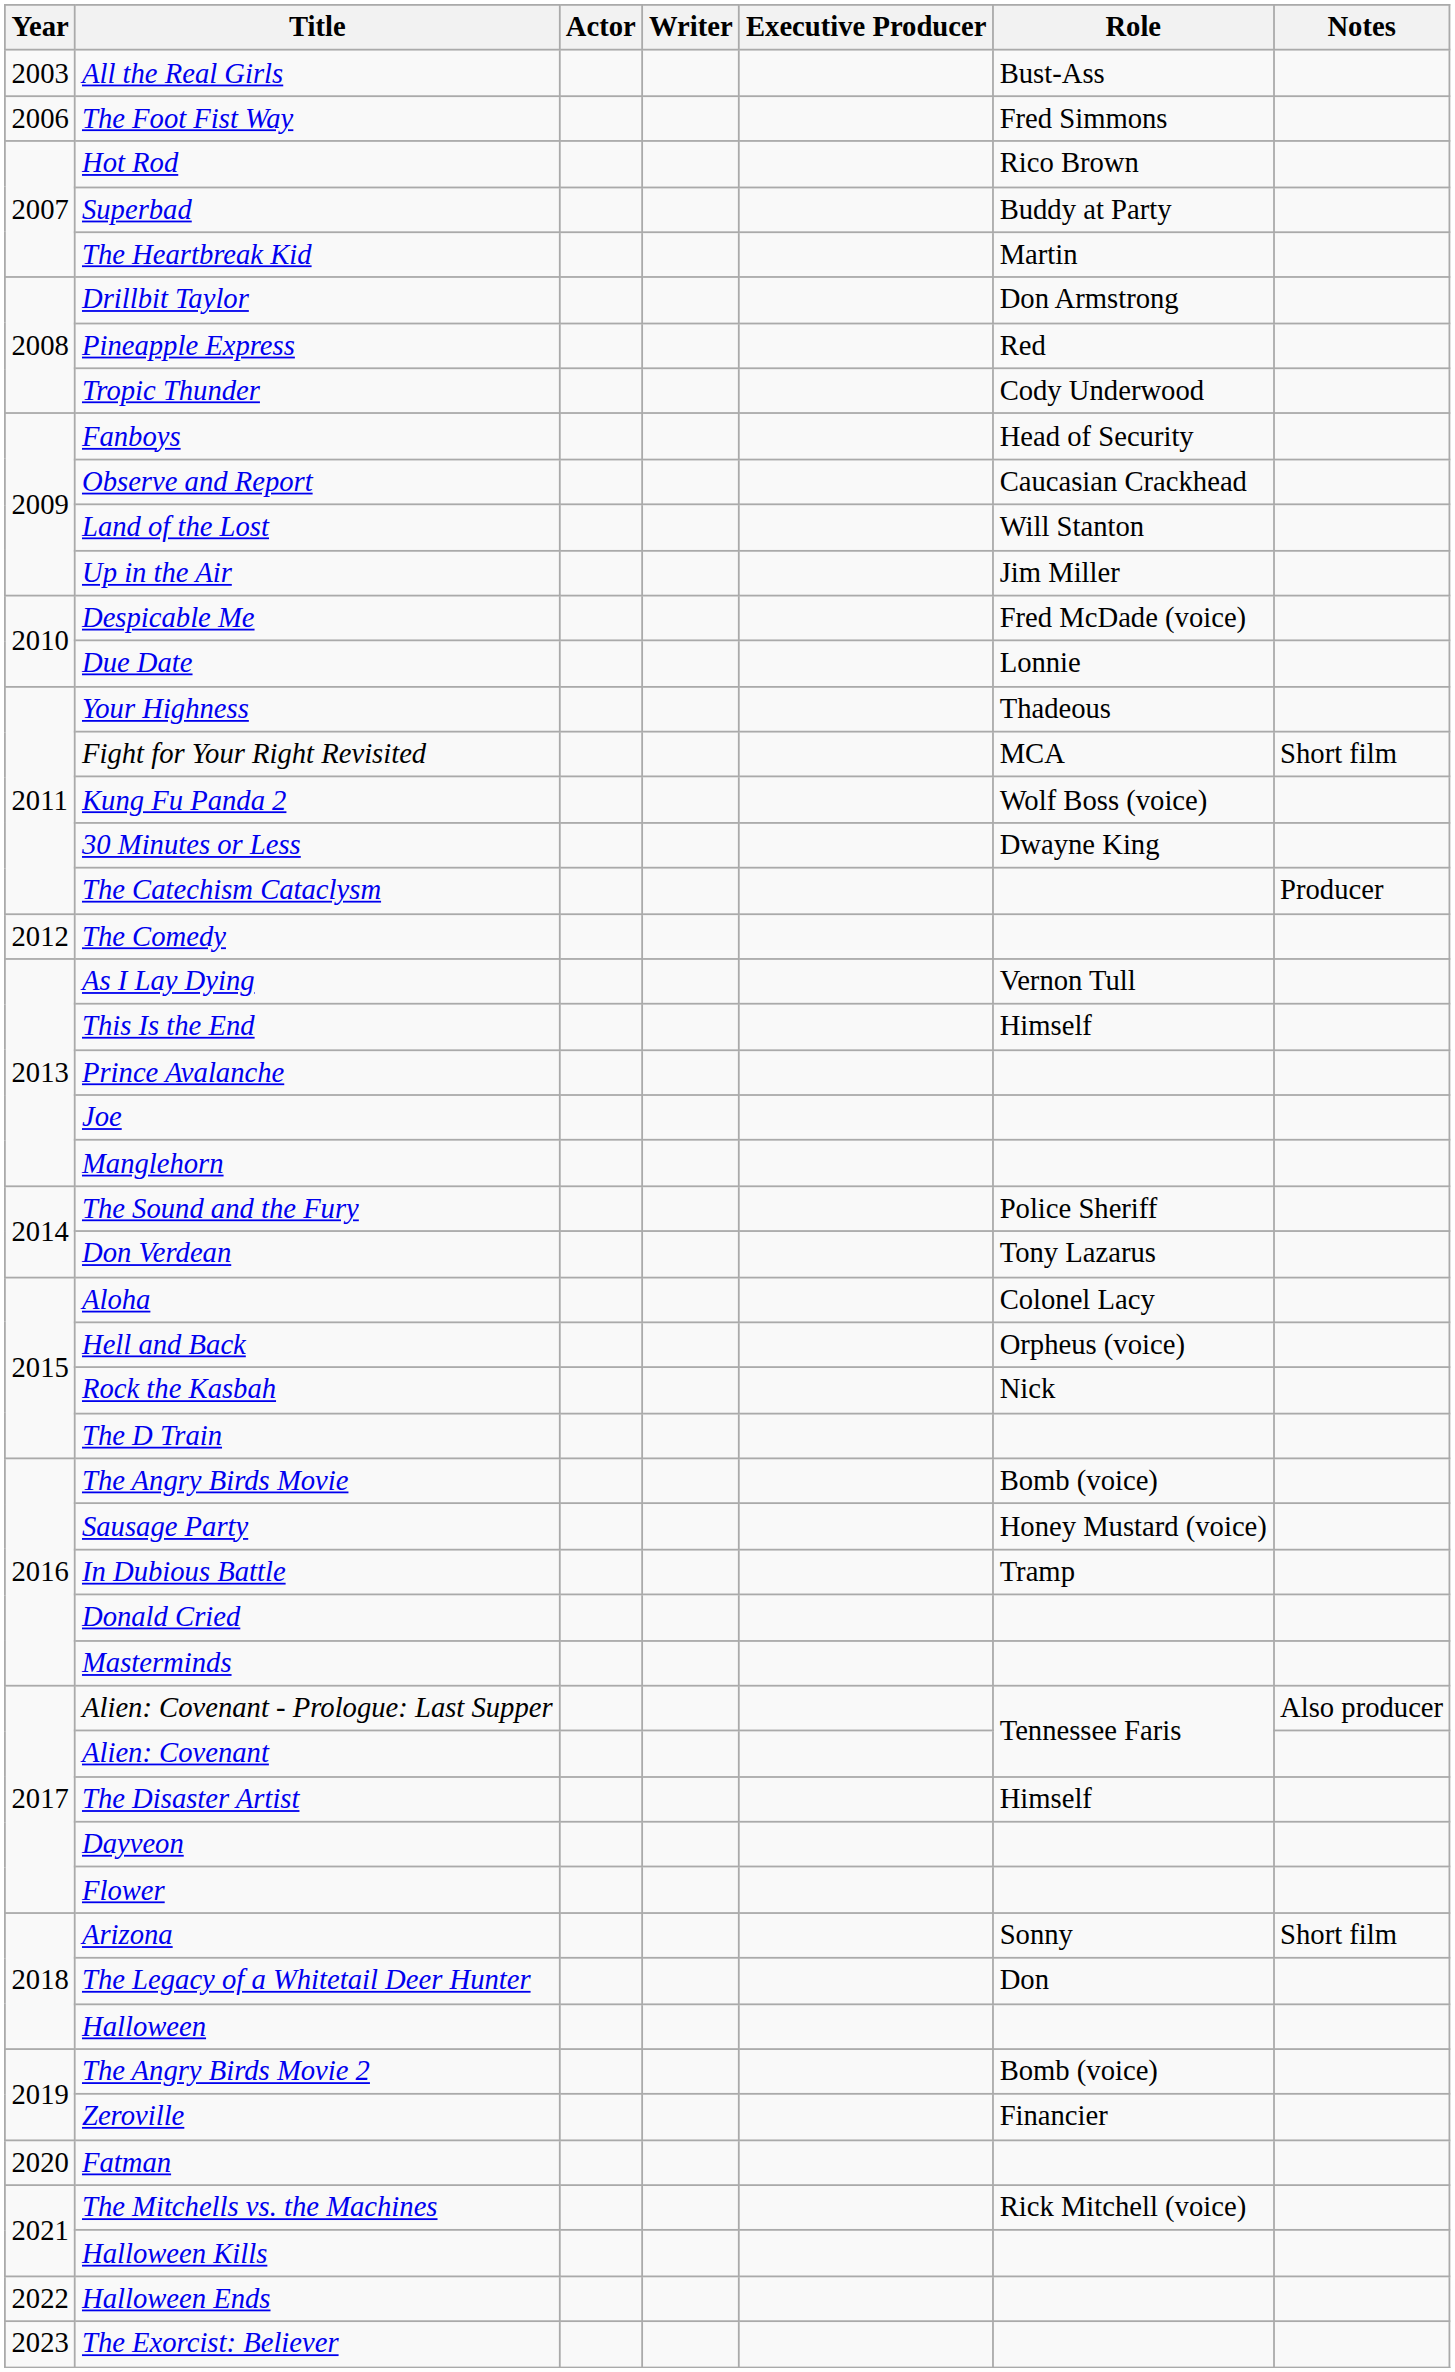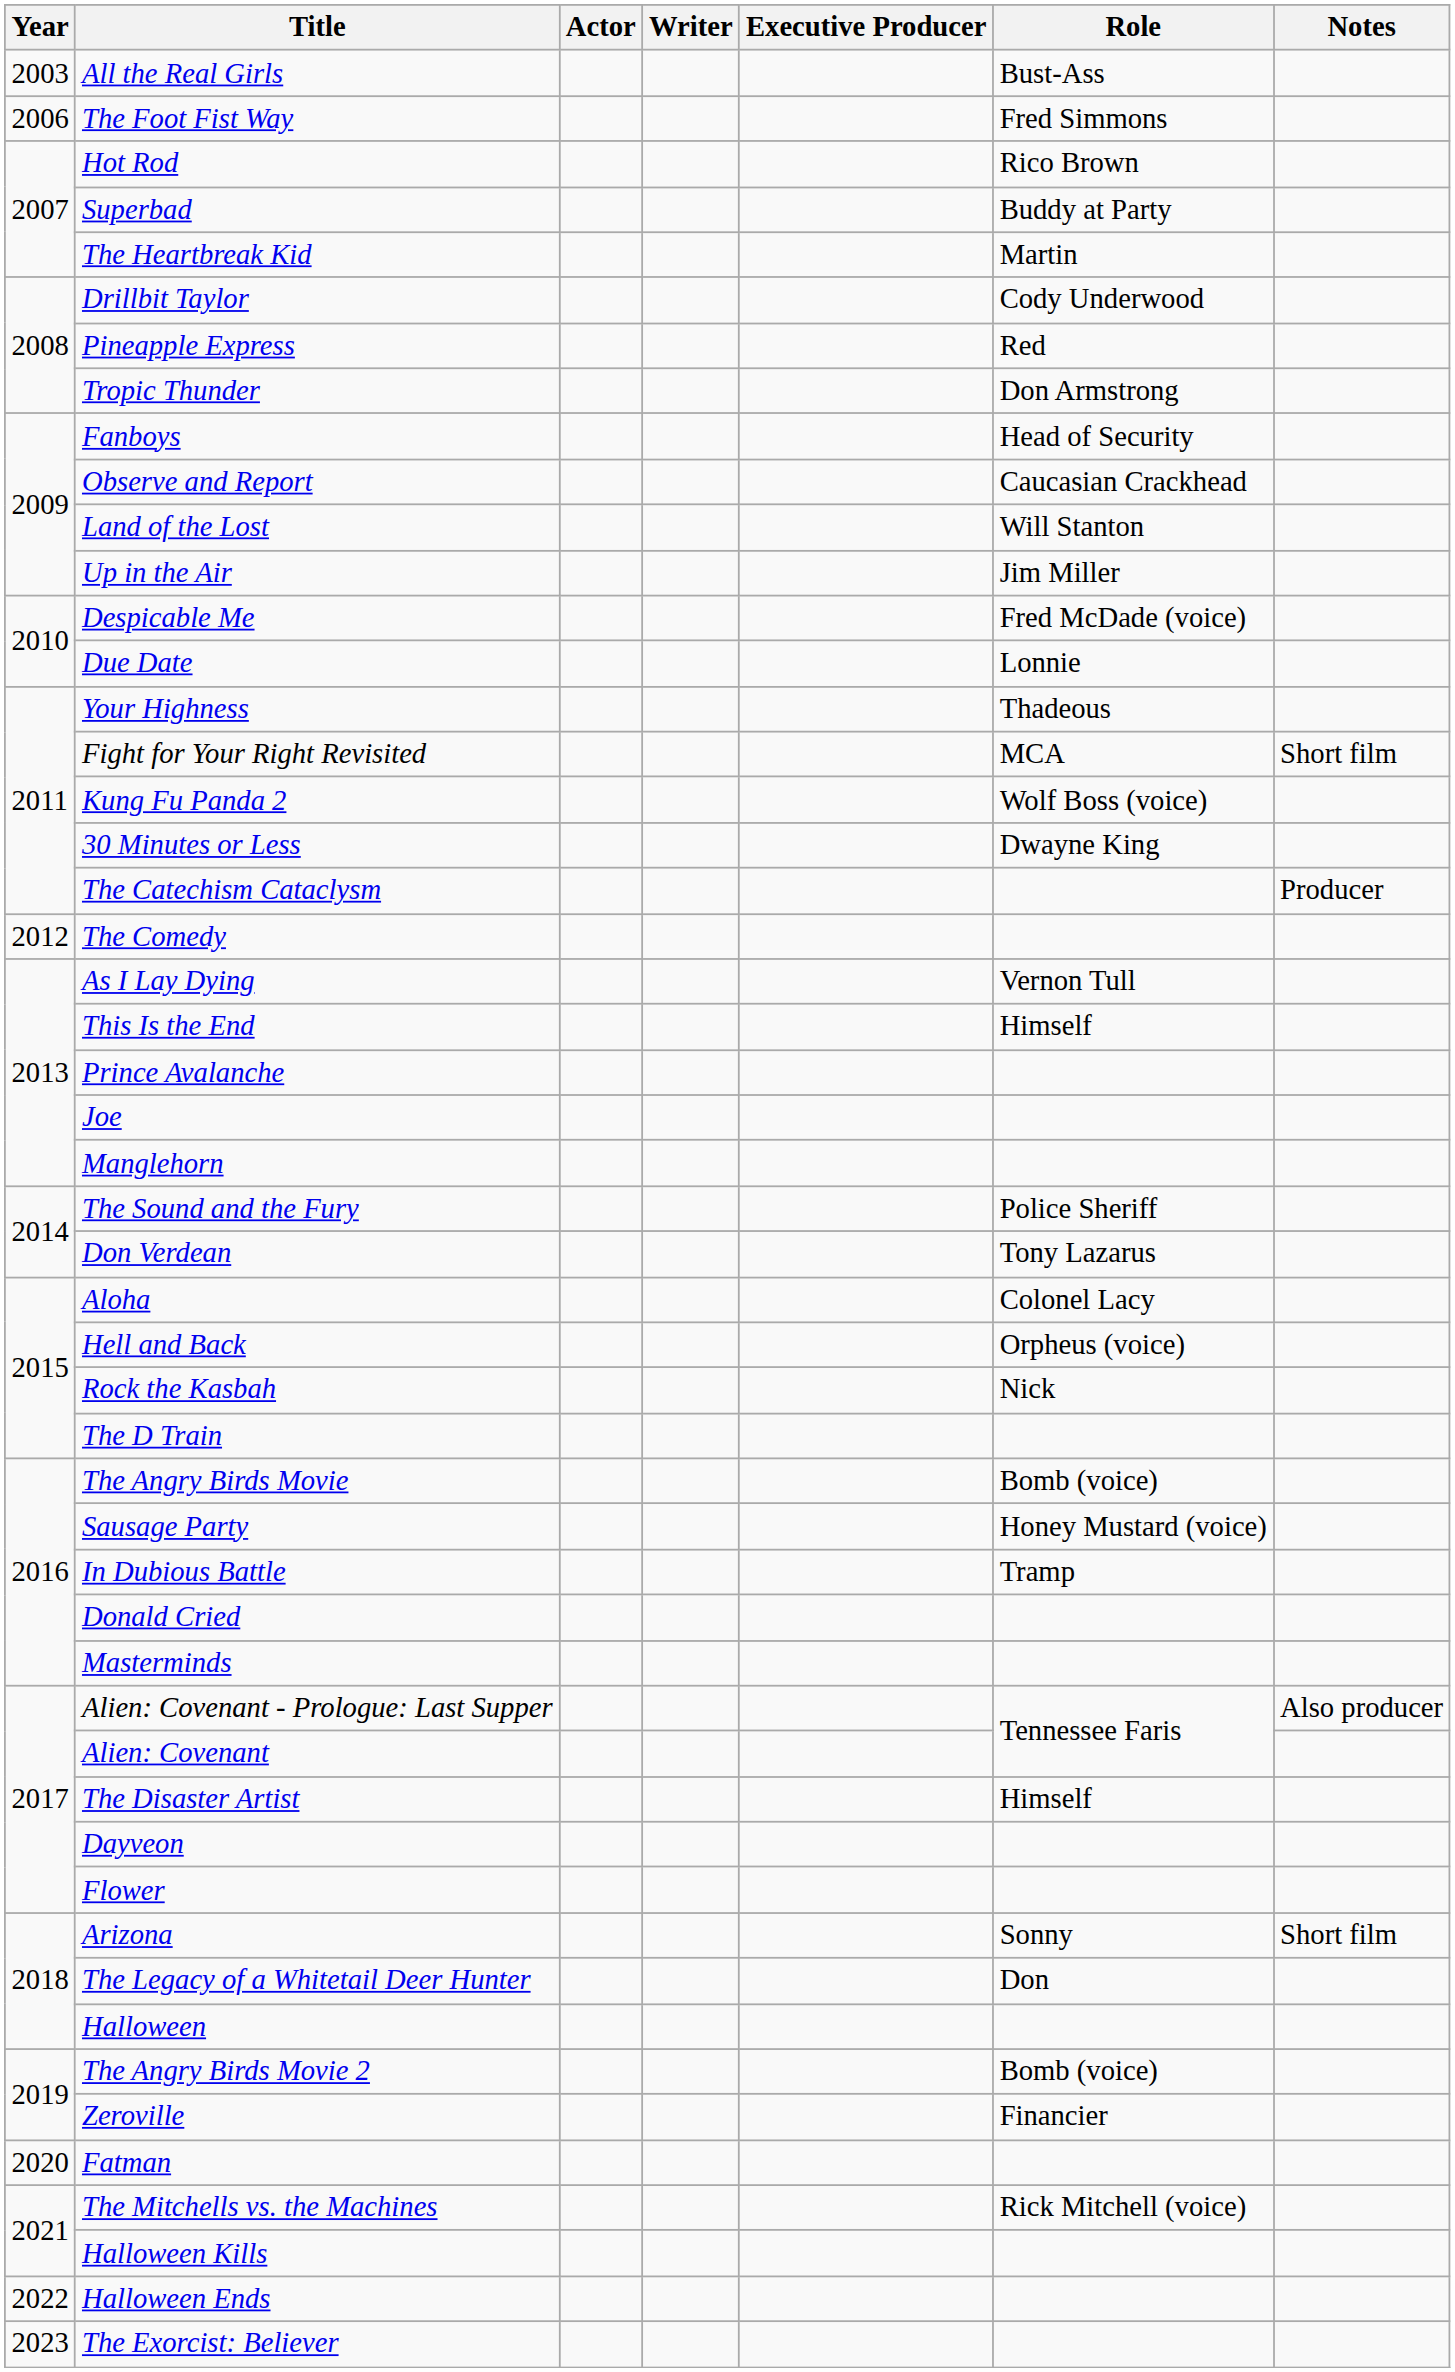(1089, 299) Don Armstrong -> (1102, 299) Cody Underwood
(1102, 390) Cody Underwood -> (1089, 390) Don Armstrong
